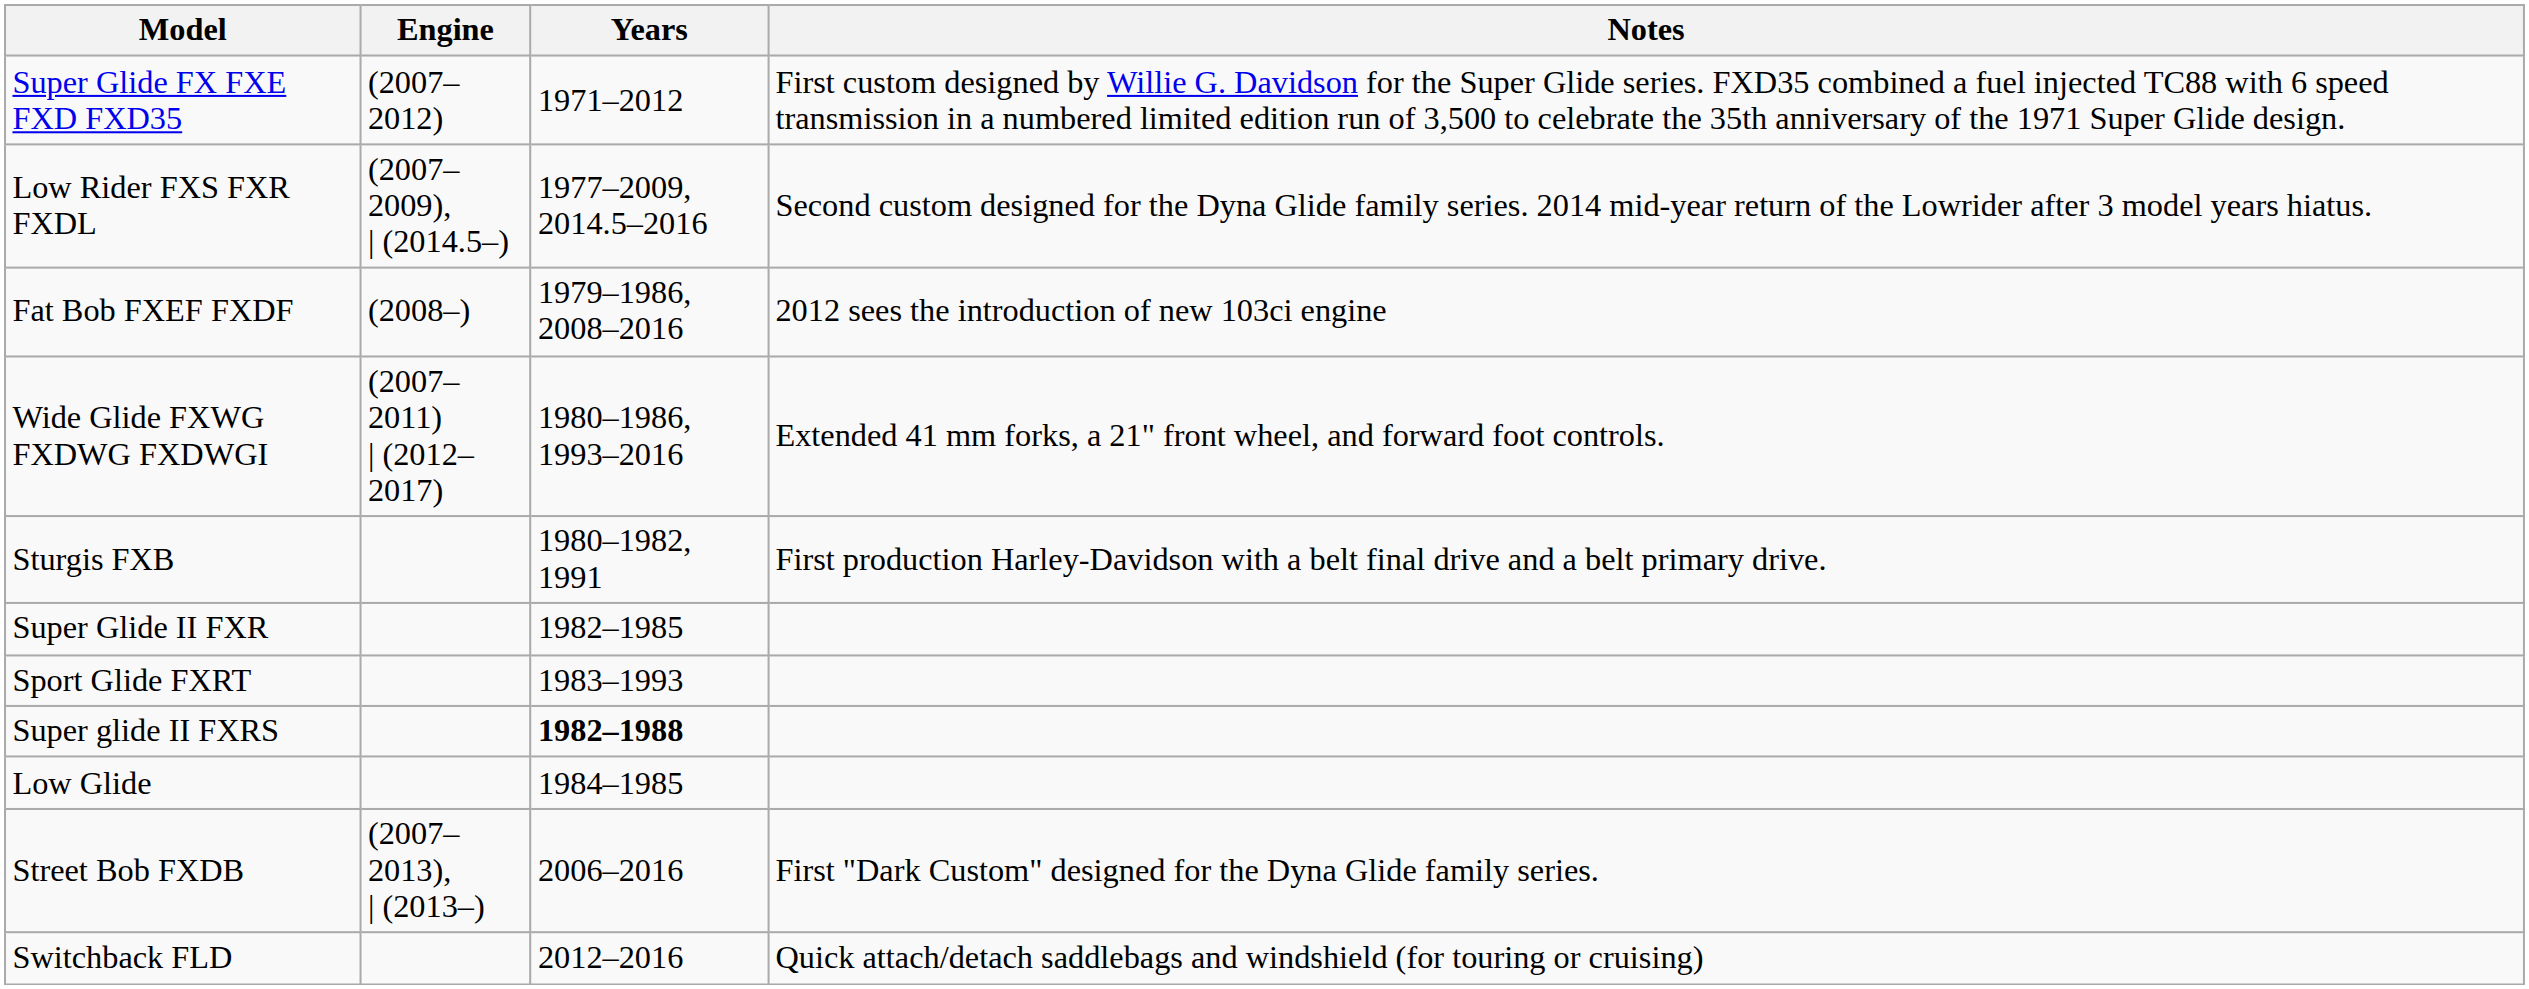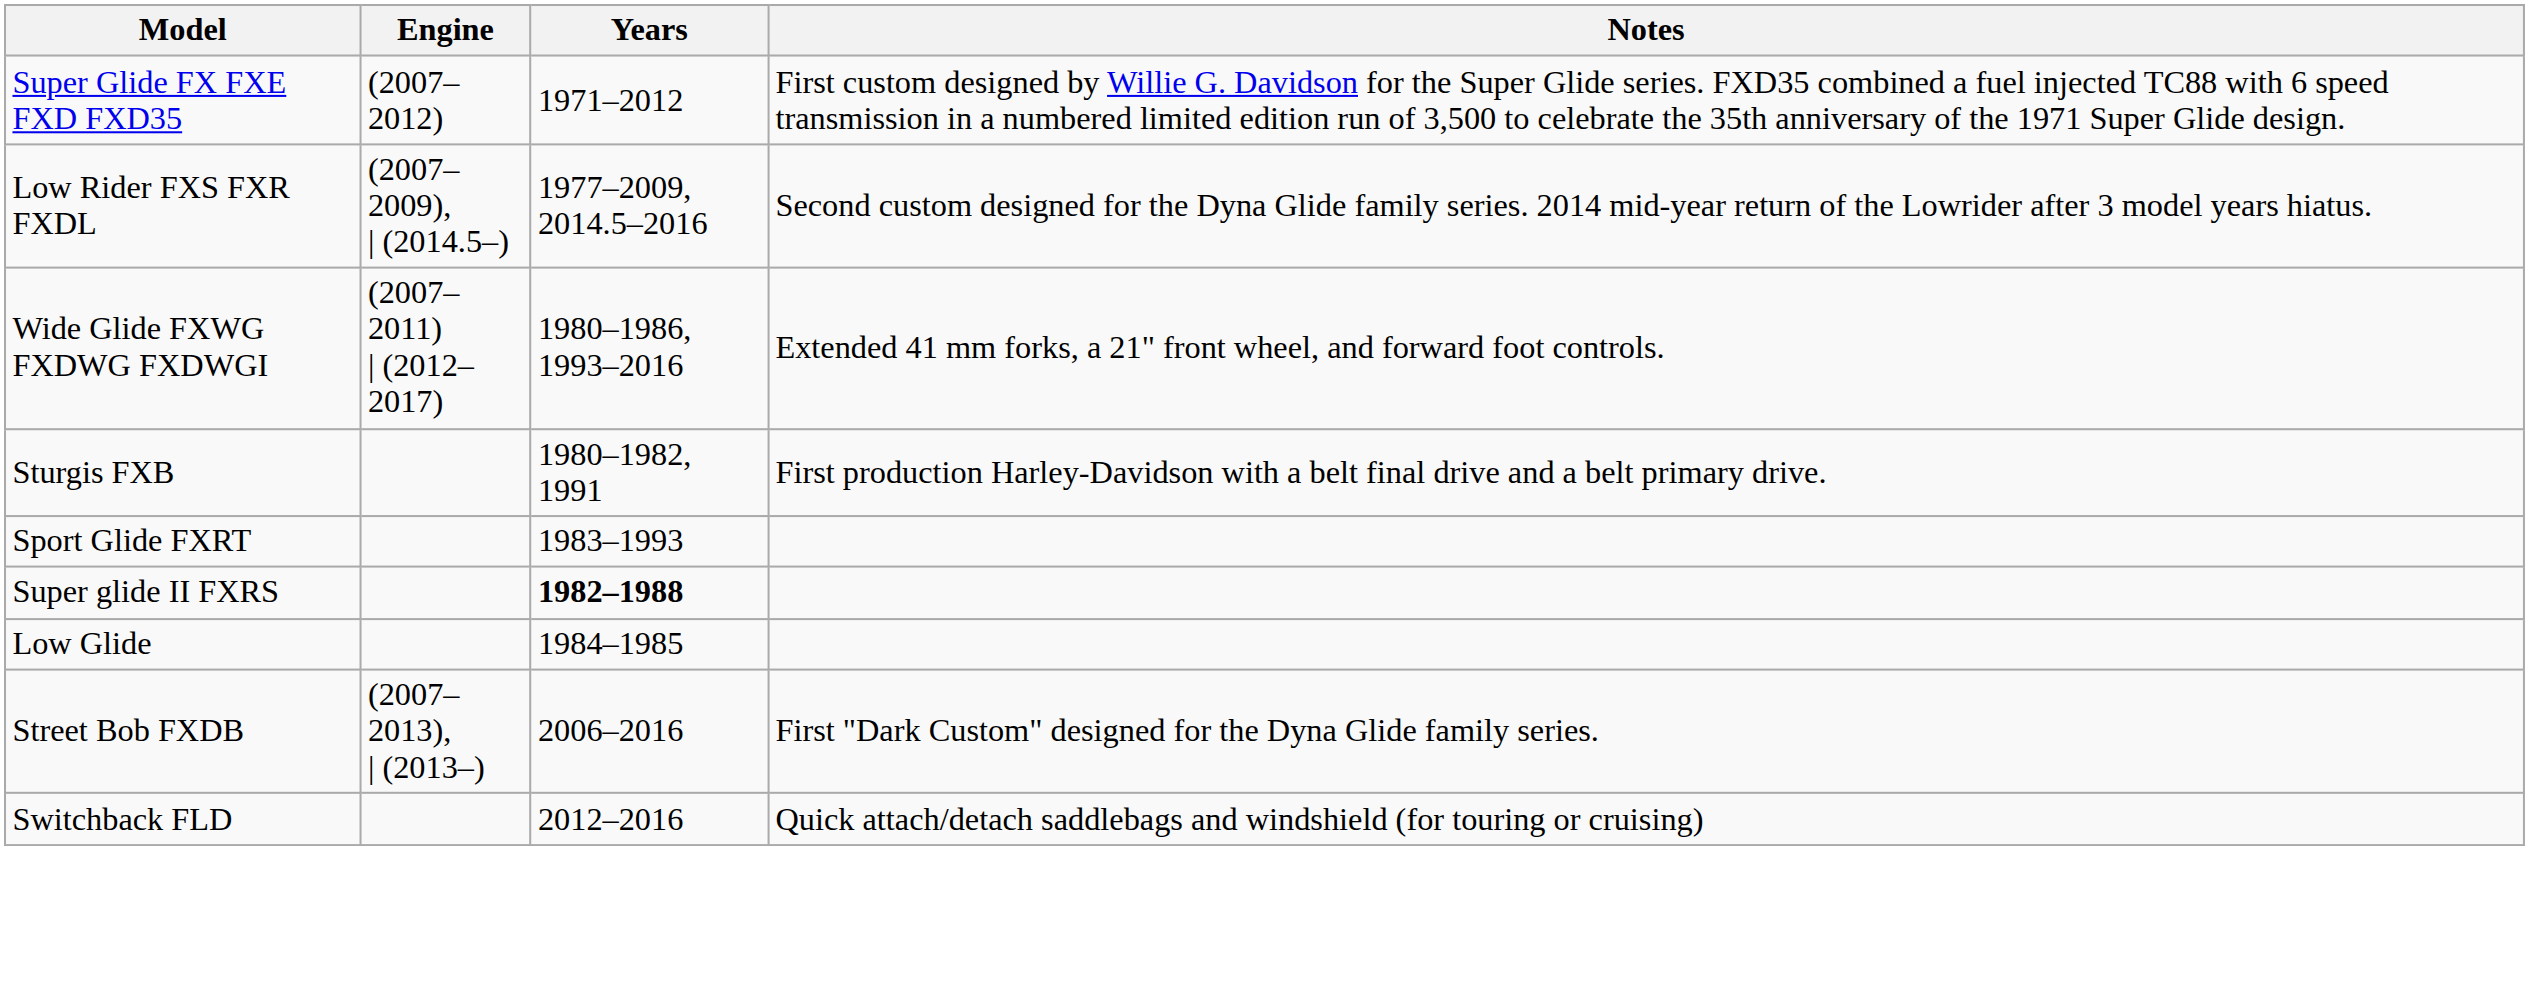- row: (153, 311)
- row: (140, 628)
